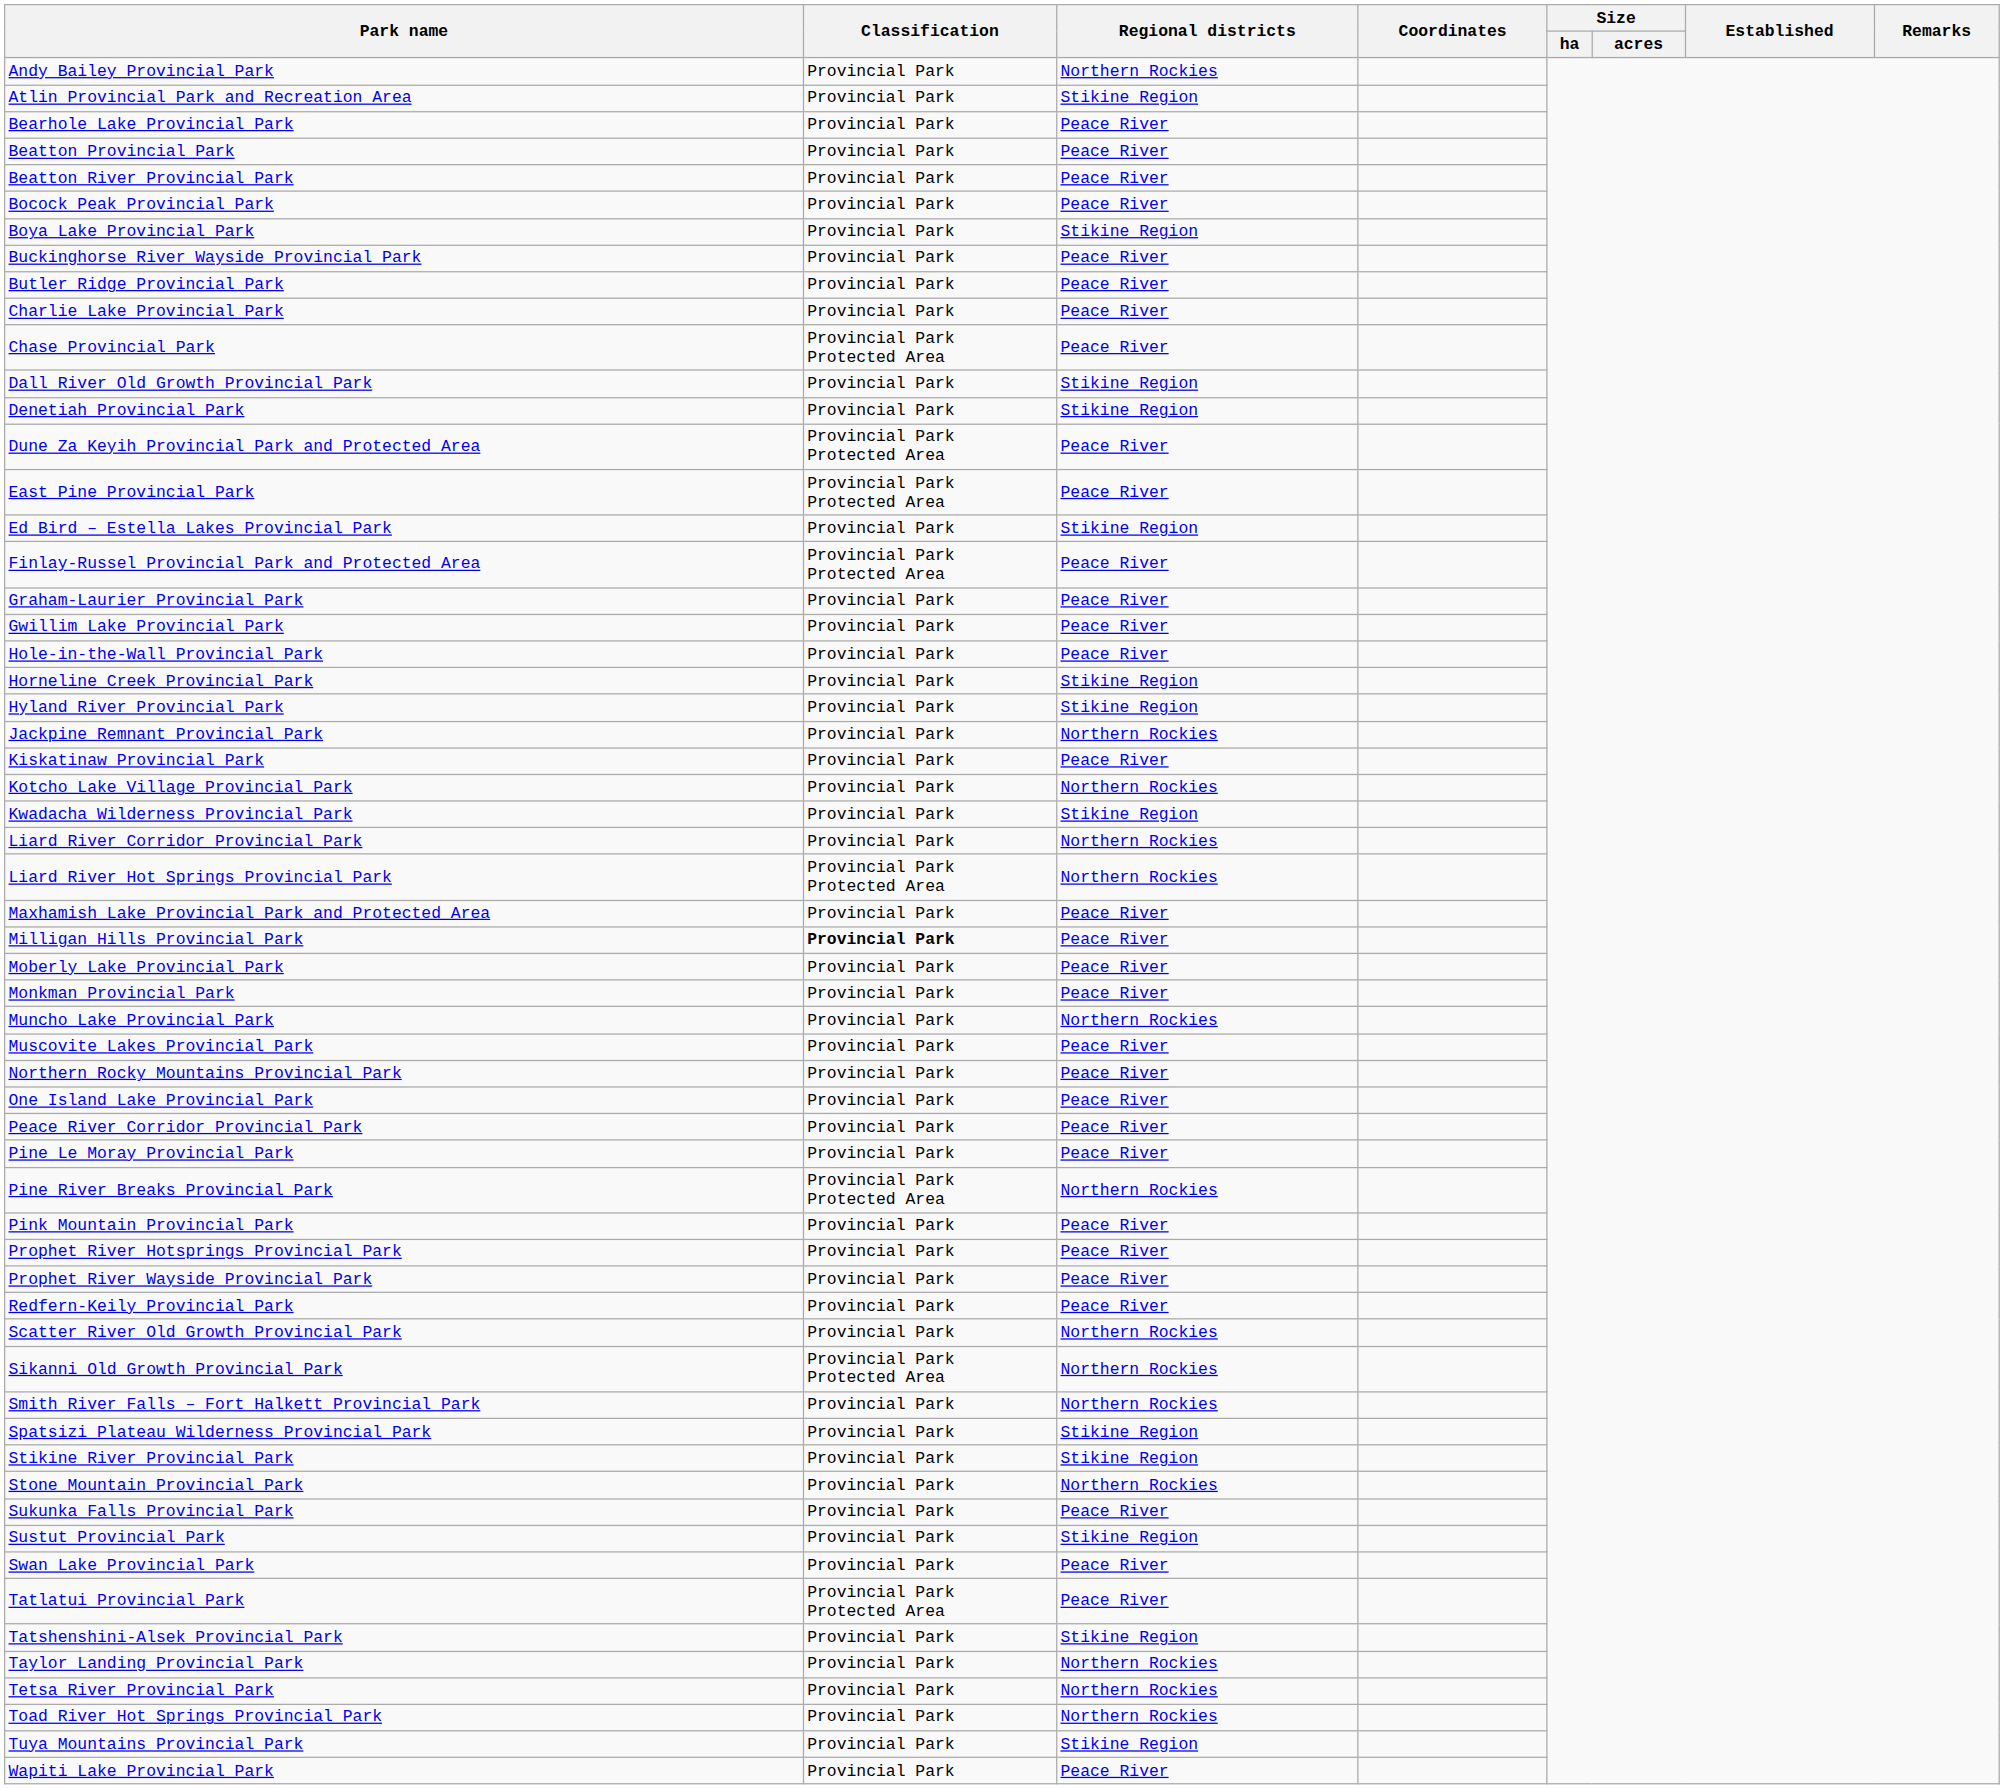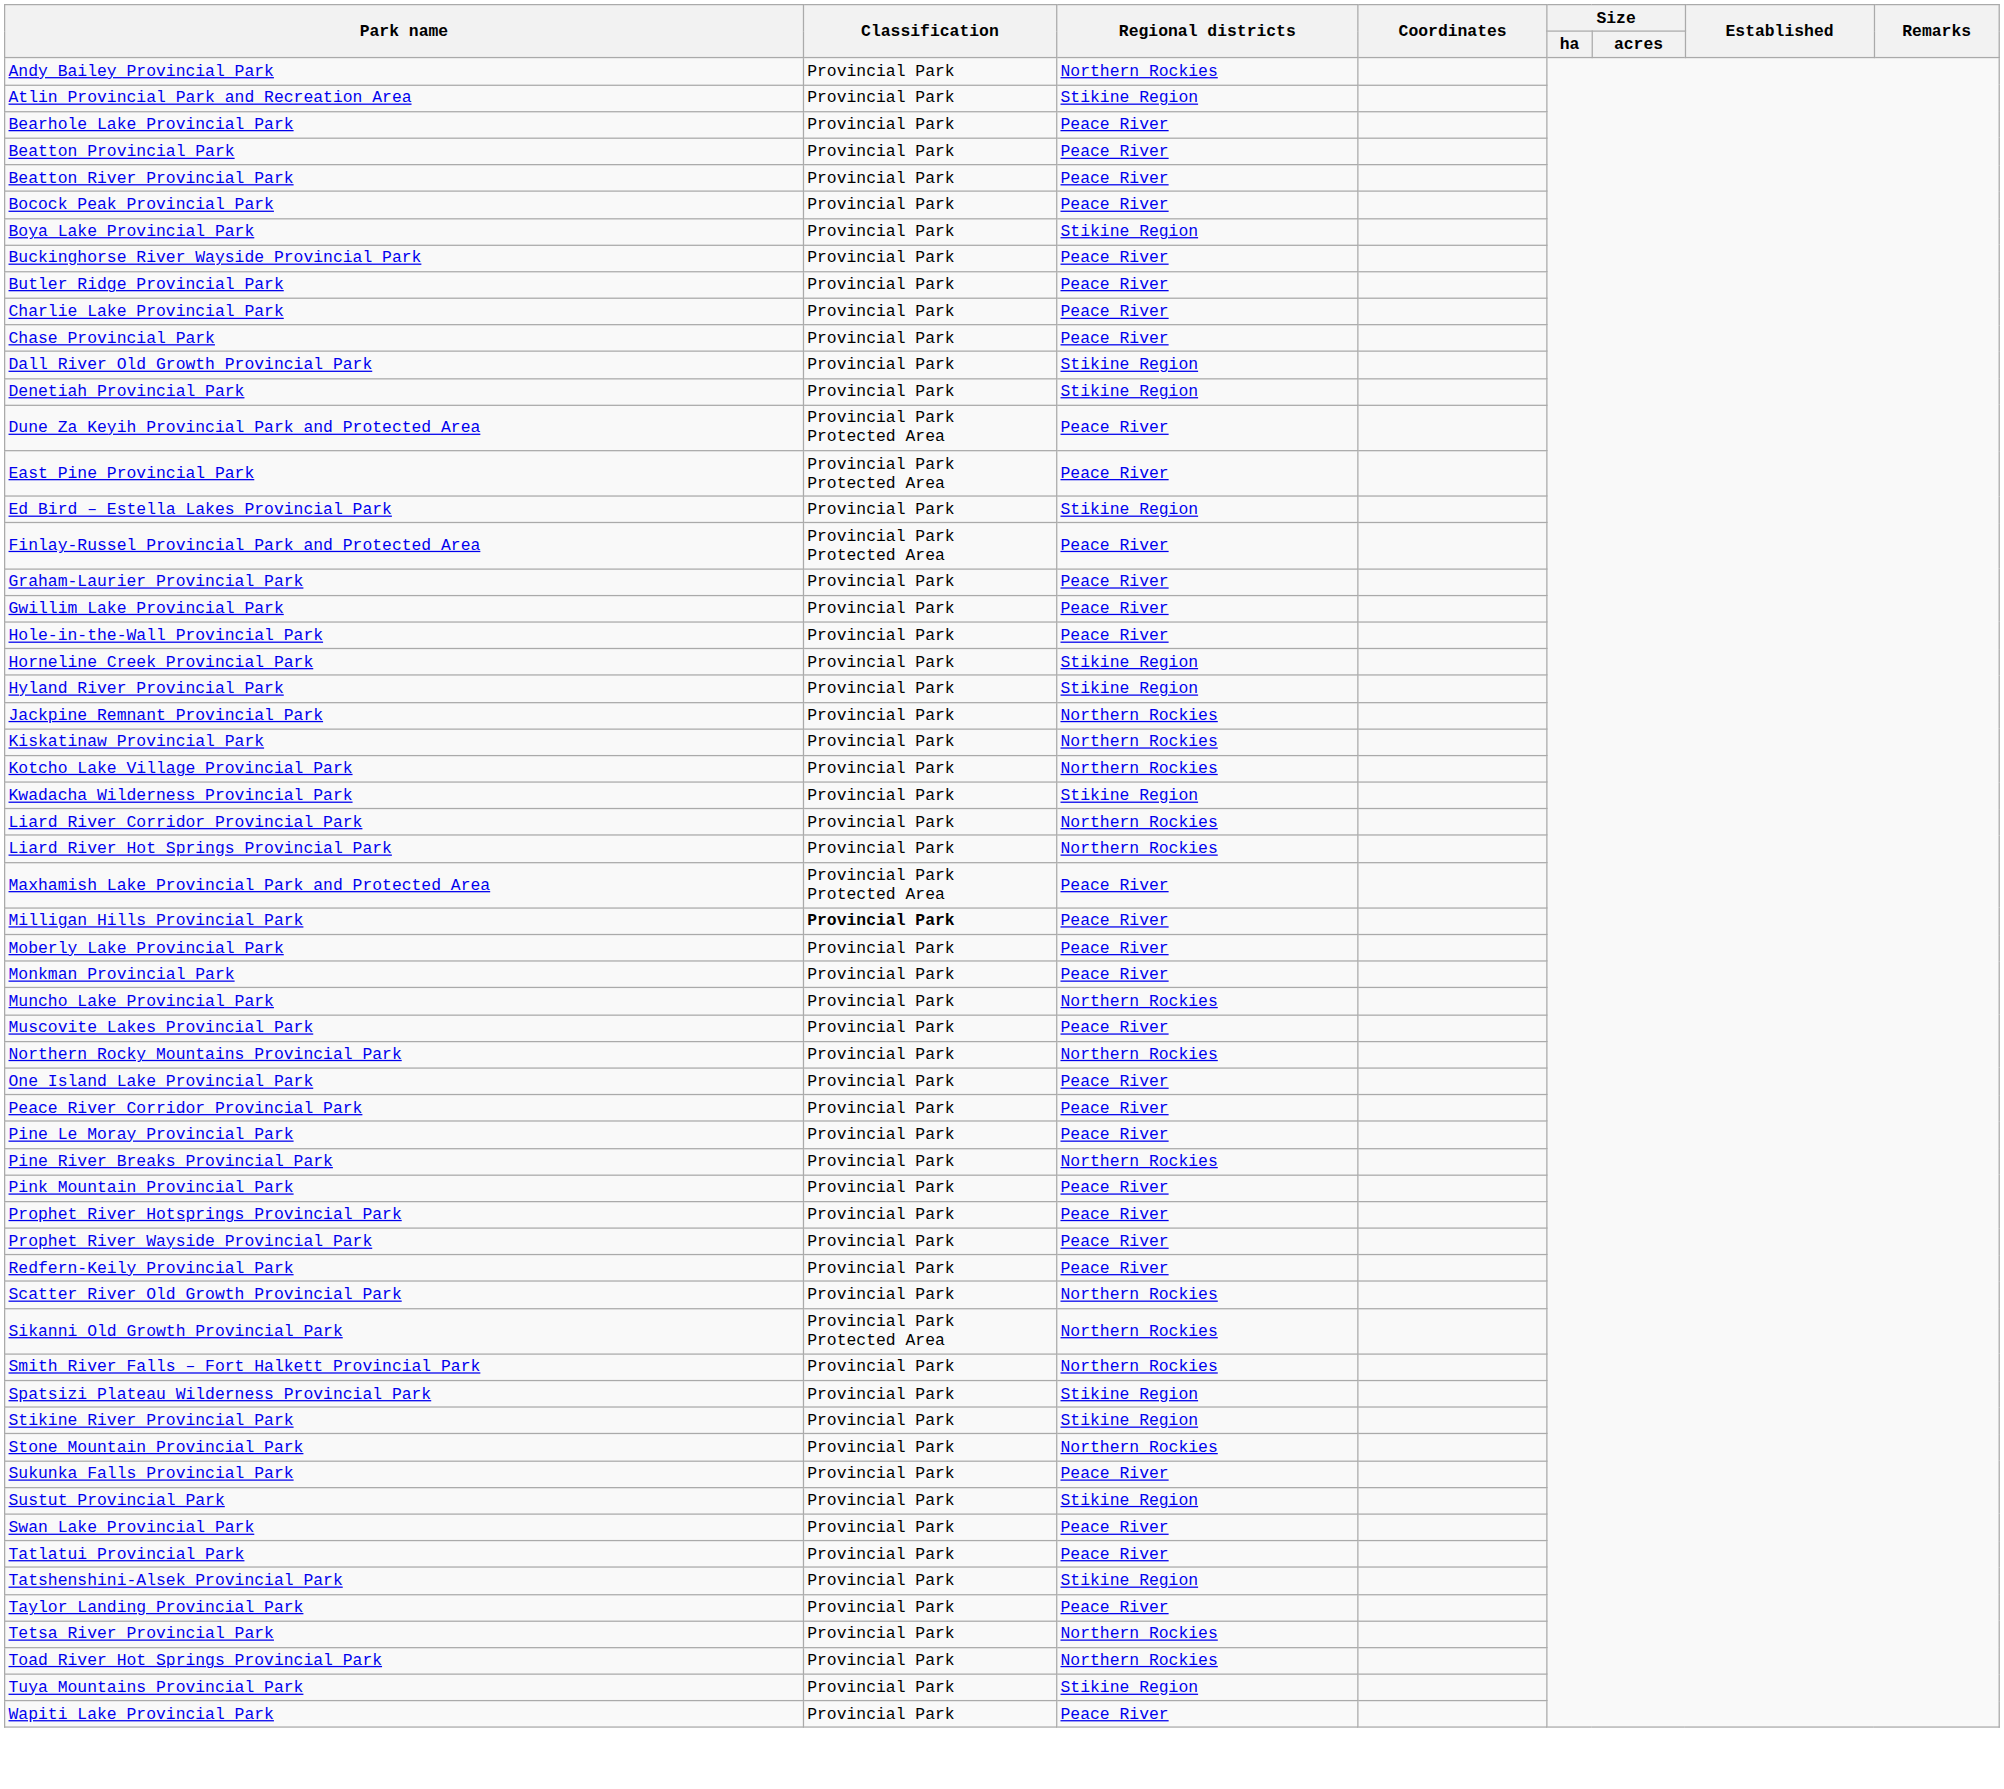(881, 348) Provincial Park Protected Area -> (881, 338) Provincial Park
(1115, 761) Peace River -> (1139, 742) Northern Rockies
(881, 877) Provincial Park Protected Area -> (881, 849) Provincial Park
(881, 913) Provincial Park -> (881, 885) Provincial Park Protected Area
(1115, 1074) Peace River -> (1139, 1055) Northern Rockies
(881, 1190) Provincial Park Protected Area -> (881, 1161) Provincial Park
(881, 1601) Provincial Park Protected Area -> (881, 1554) Provincial Park
(1139, 1664) Northern Rockies -> (1115, 1607) Peace River
